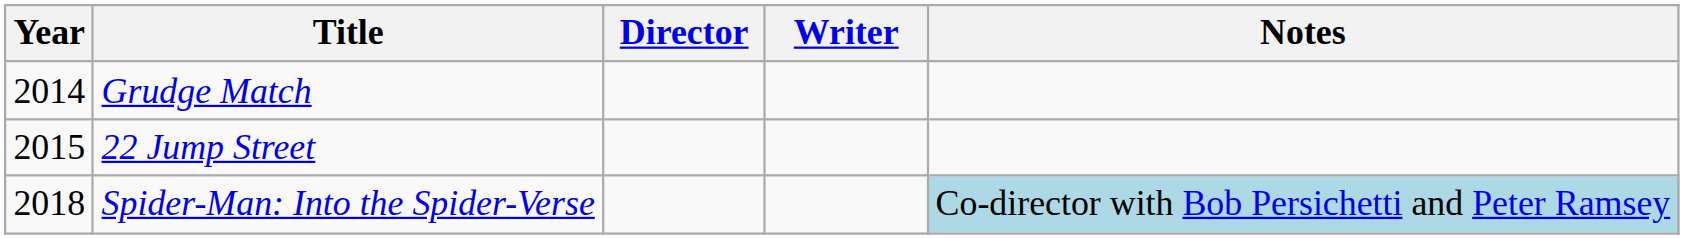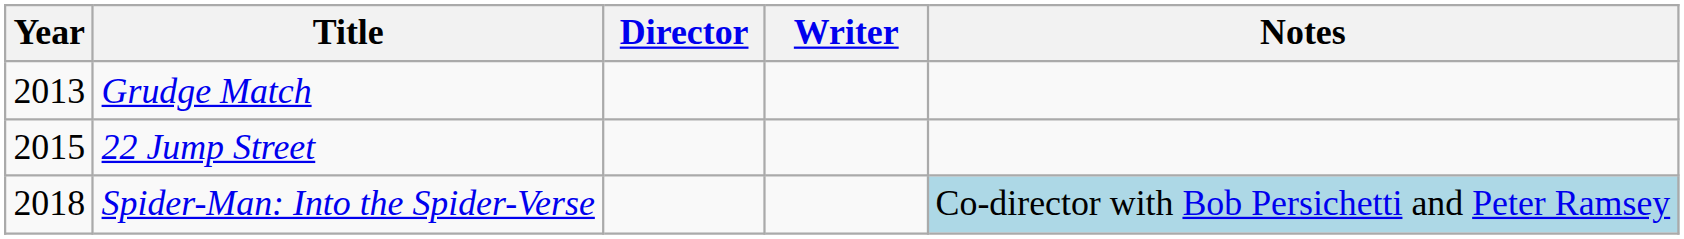(49, 89) 2014 -> (49, 89) 2013
